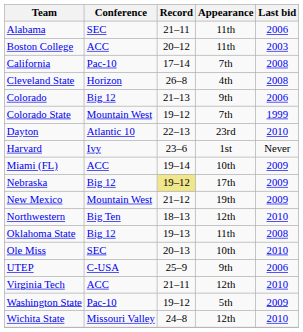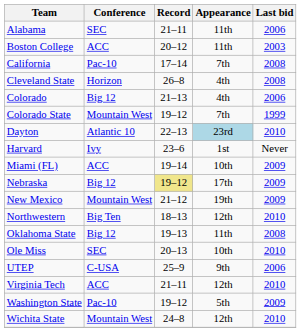(226, 98) 9th -> (223, 98) 4th
(226, 132) no background -> (223, 132) lightblue background
(121, 319) Missouri Valley -> (119, 319) Mountain West
